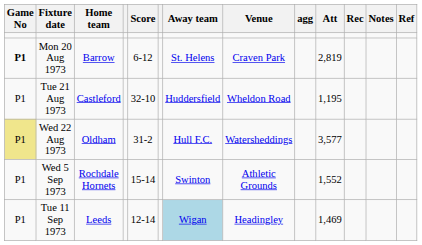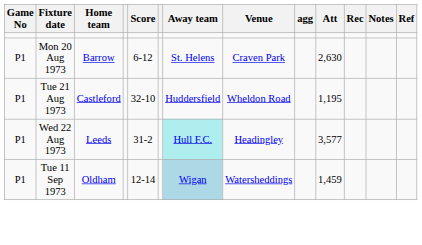(20, 58) bold -> (20, 58) normal
(330, 58) 2,819 -> (330, 58) 2,630
(20, 139) khaki background -> (20, 139) no background
(99, 139) Oldham -> (99, 139) Leeds
(193, 139) no background -> (193, 139) paleturquoise background
(259, 139) Watersheddings -> (259, 139) Headingley
- row: (55, 179)
(99, 220) Leeds -> (99, 179) Oldham
(259, 220) Headingley -> (259, 179) Watersheddings
(330, 220) 1,469 -> (330, 179) 1,459
